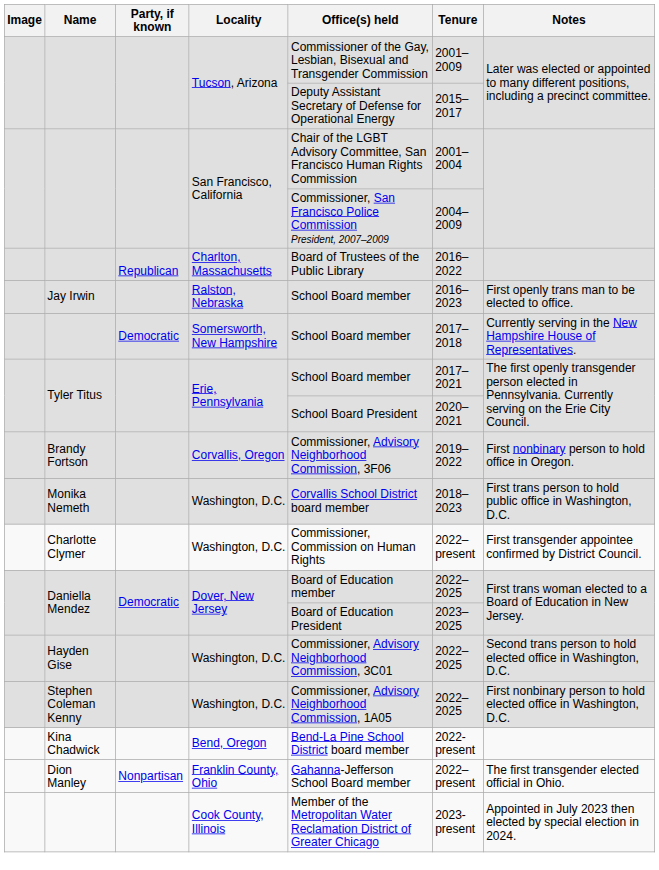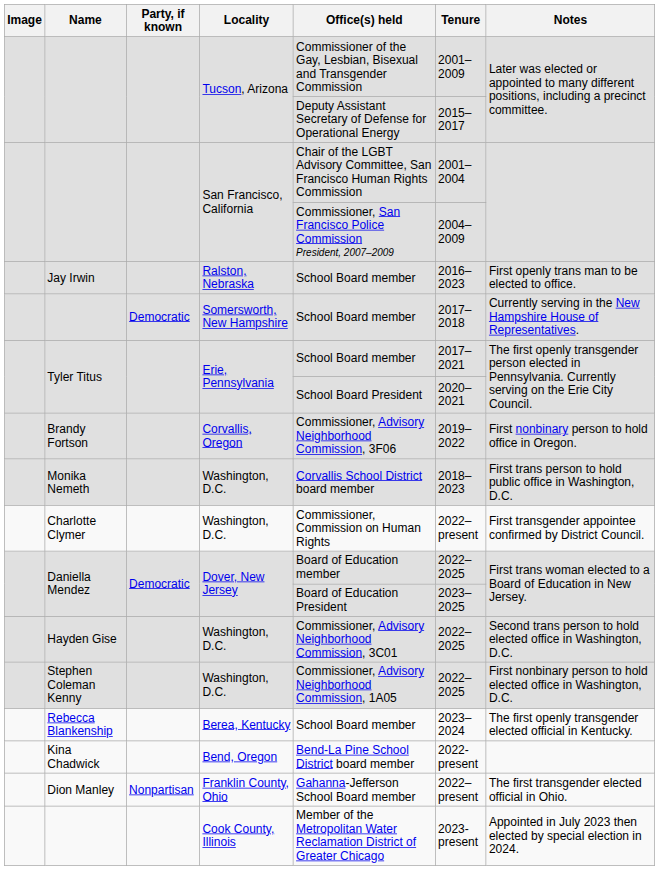- row: (80, 264)
+ row: (80, 724)
